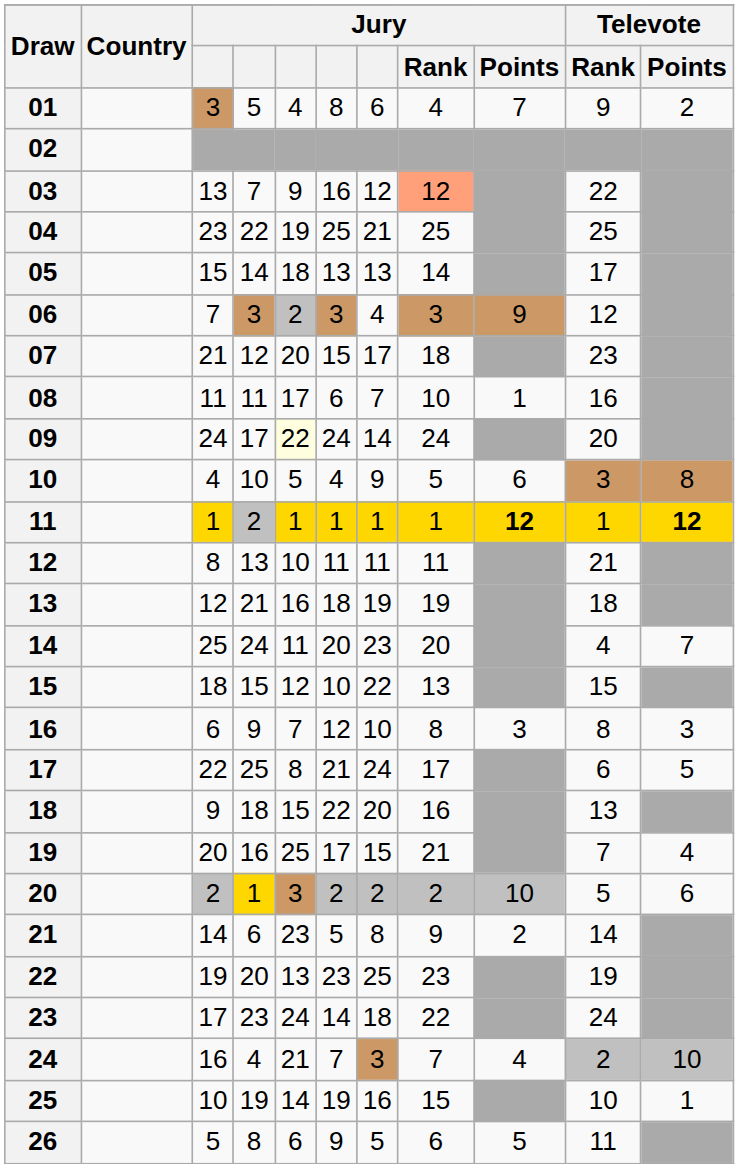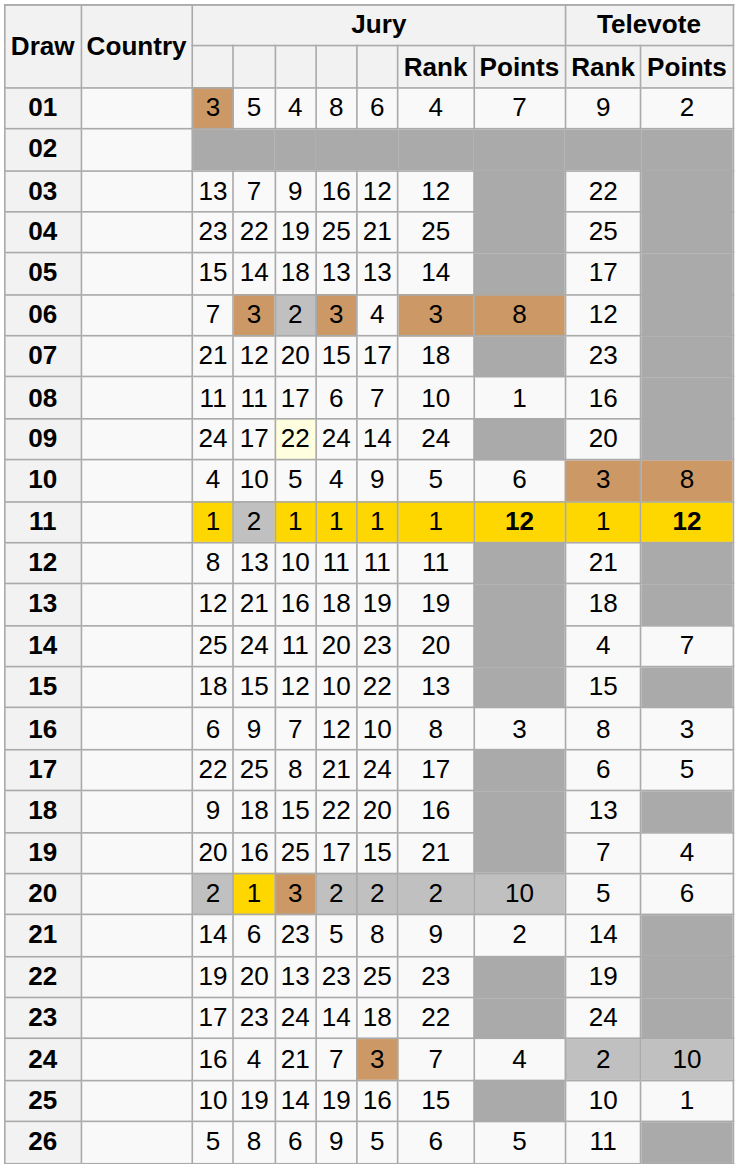(436, 190) lightsalmon background -> (436, 190) no background
(519, 314) 9 -> (519, 314) 8
